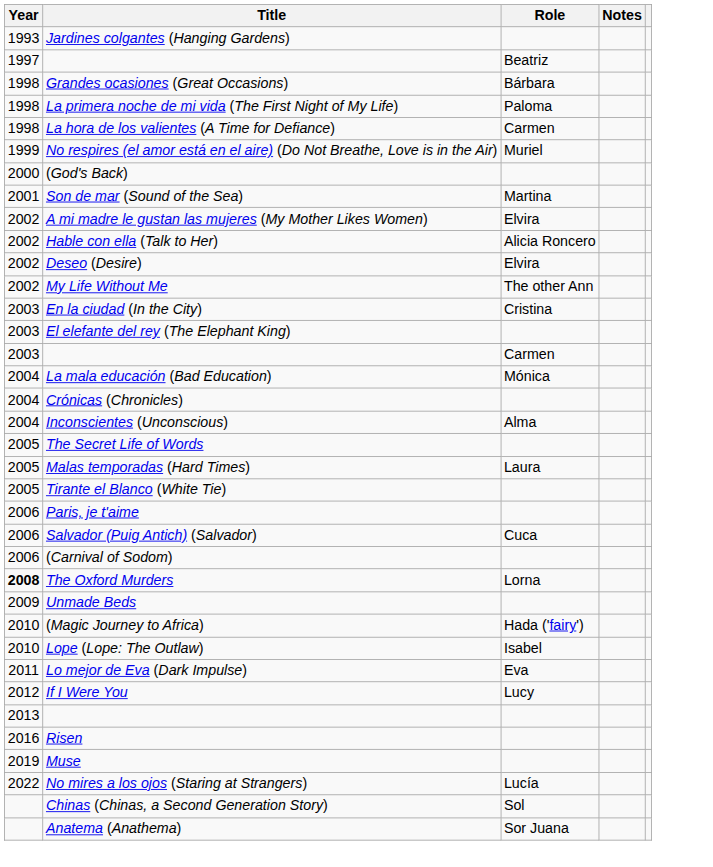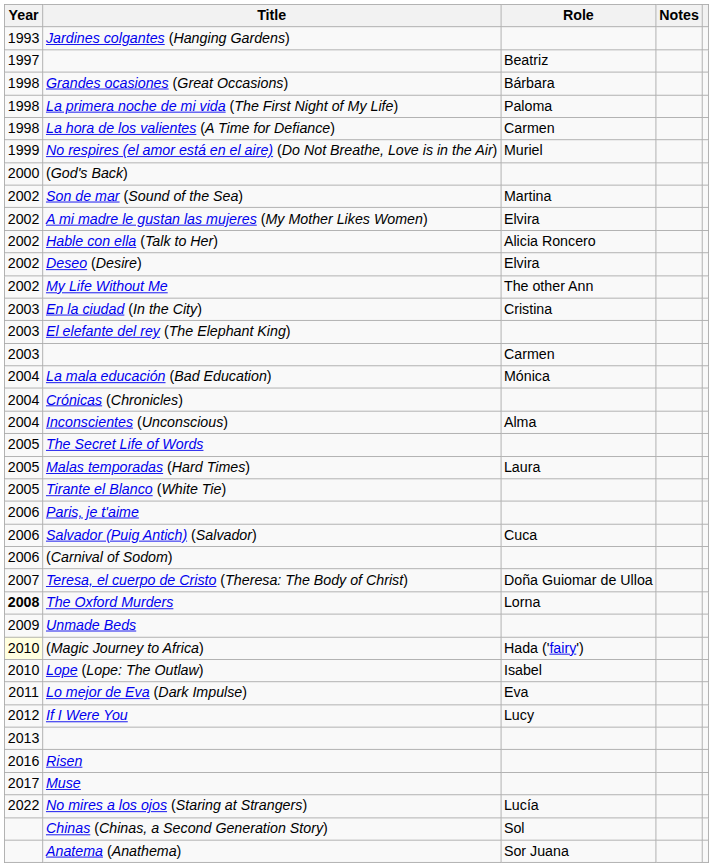(24, 196) 2001 -> (24, 196) 2002
+ row: (227, 580)
(24, 625) no background -> (24, 648) lightyellow background
(24, 761) 2019 -> (24, 783) 2017
